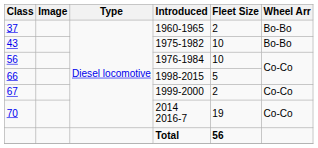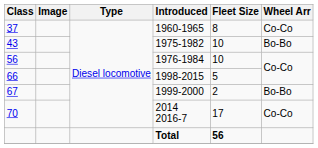(215, 28) 2 -> (215, 28) 8
(277, 28) Bo-Bo -> (278, 28) Co-Co
(278, 92) Co-Co -> (277, 92) Bo-Bo
(218, 114) 19 -> (218, 114) 17
